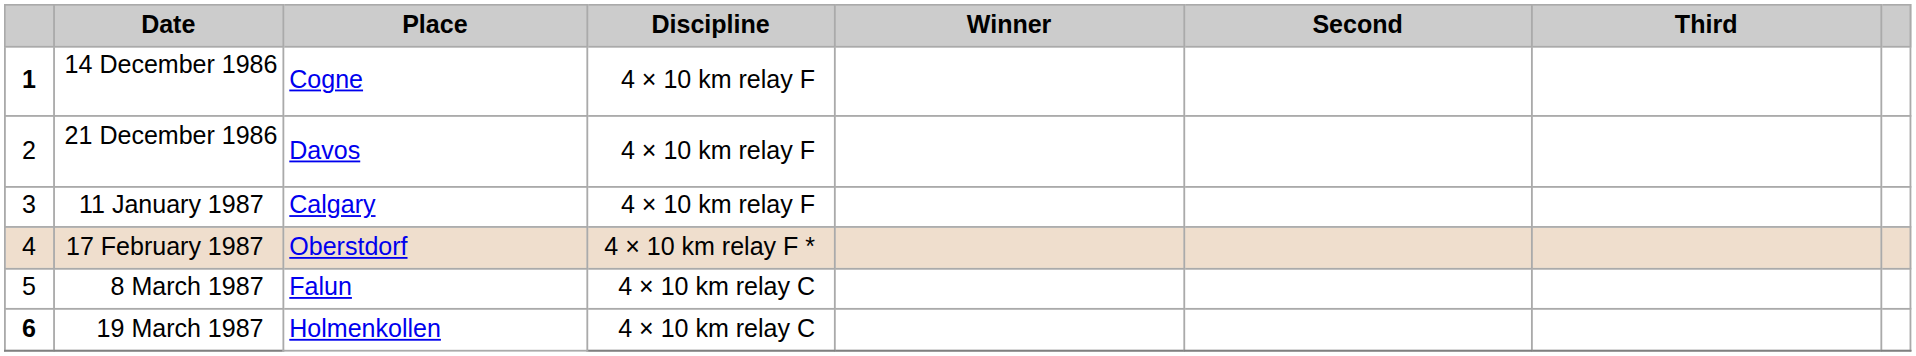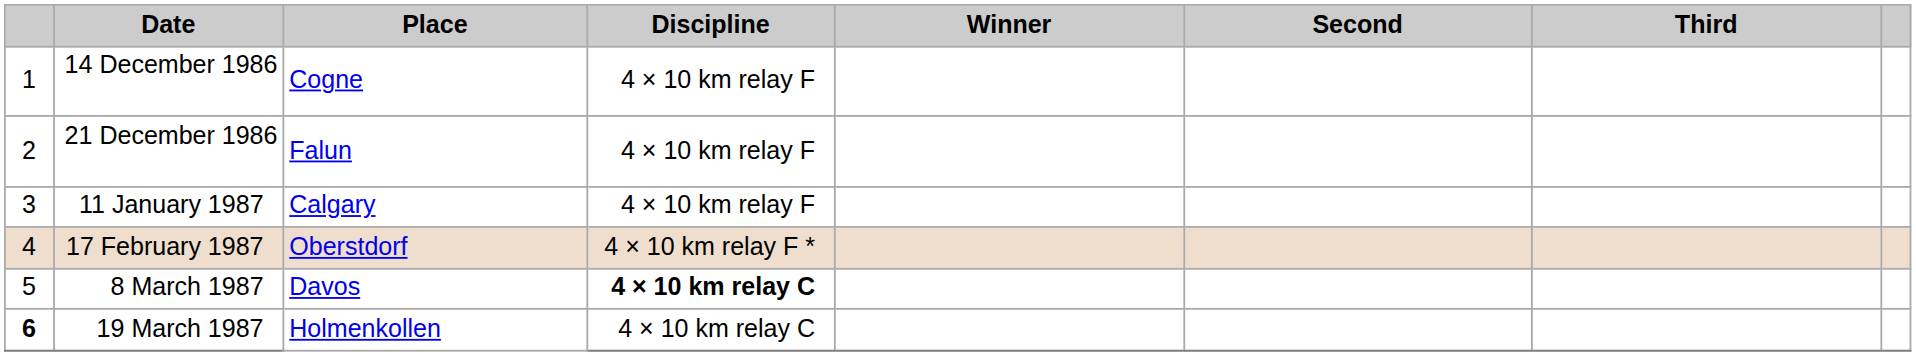(29, 80) bold -> (29, 80) normal
(325, 150) Davos -> (321, 150) Falun
(321, 287) Falun -> (325, 287) Davos
(724, 287) normal -> (720, 287) bold
